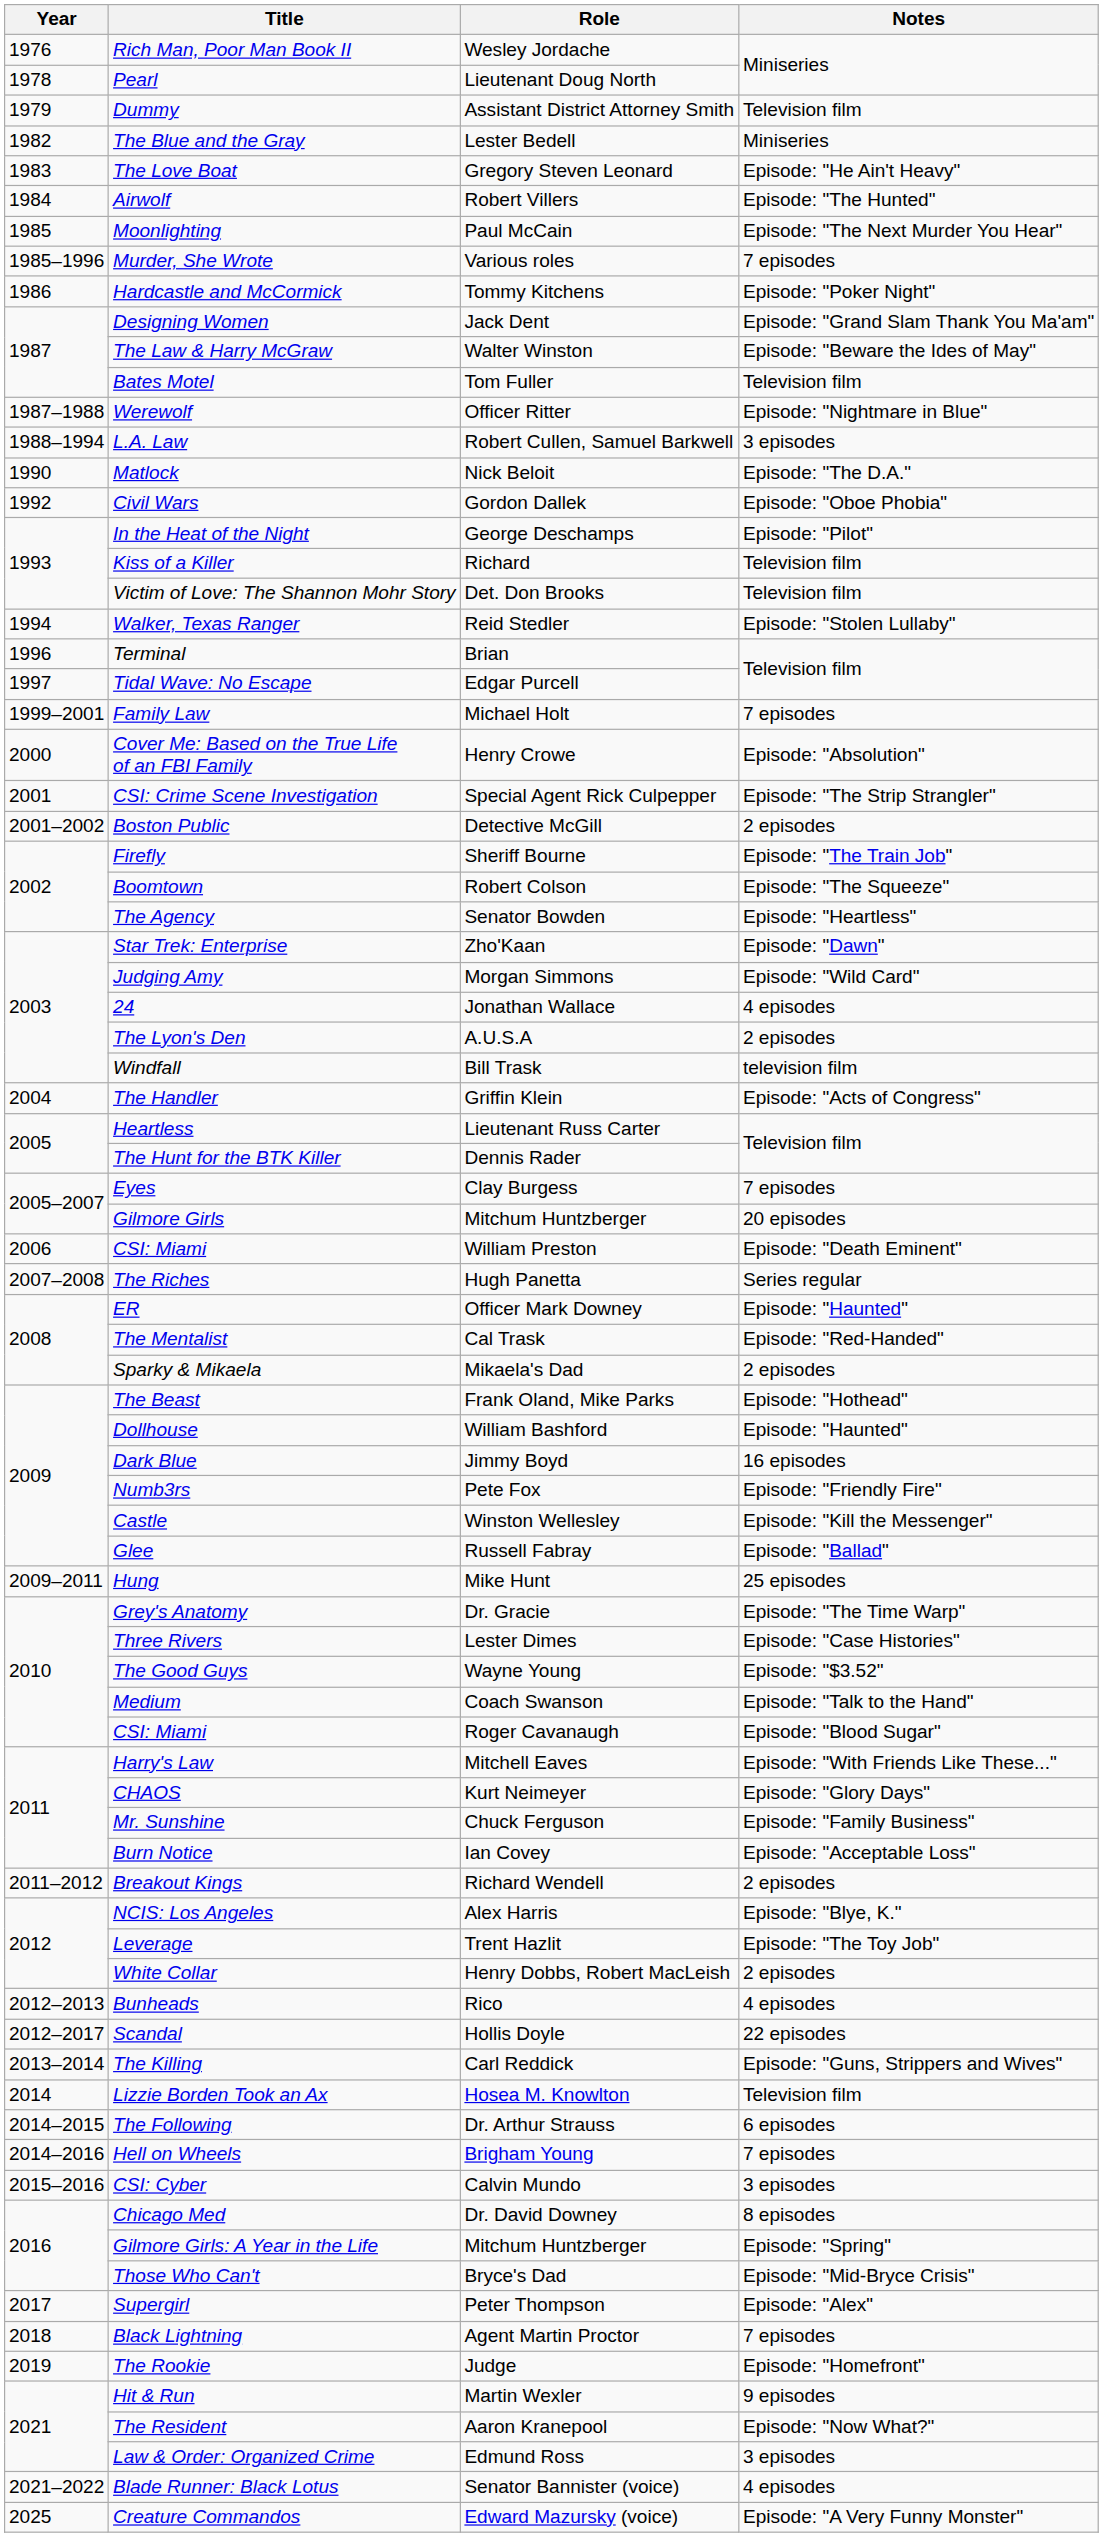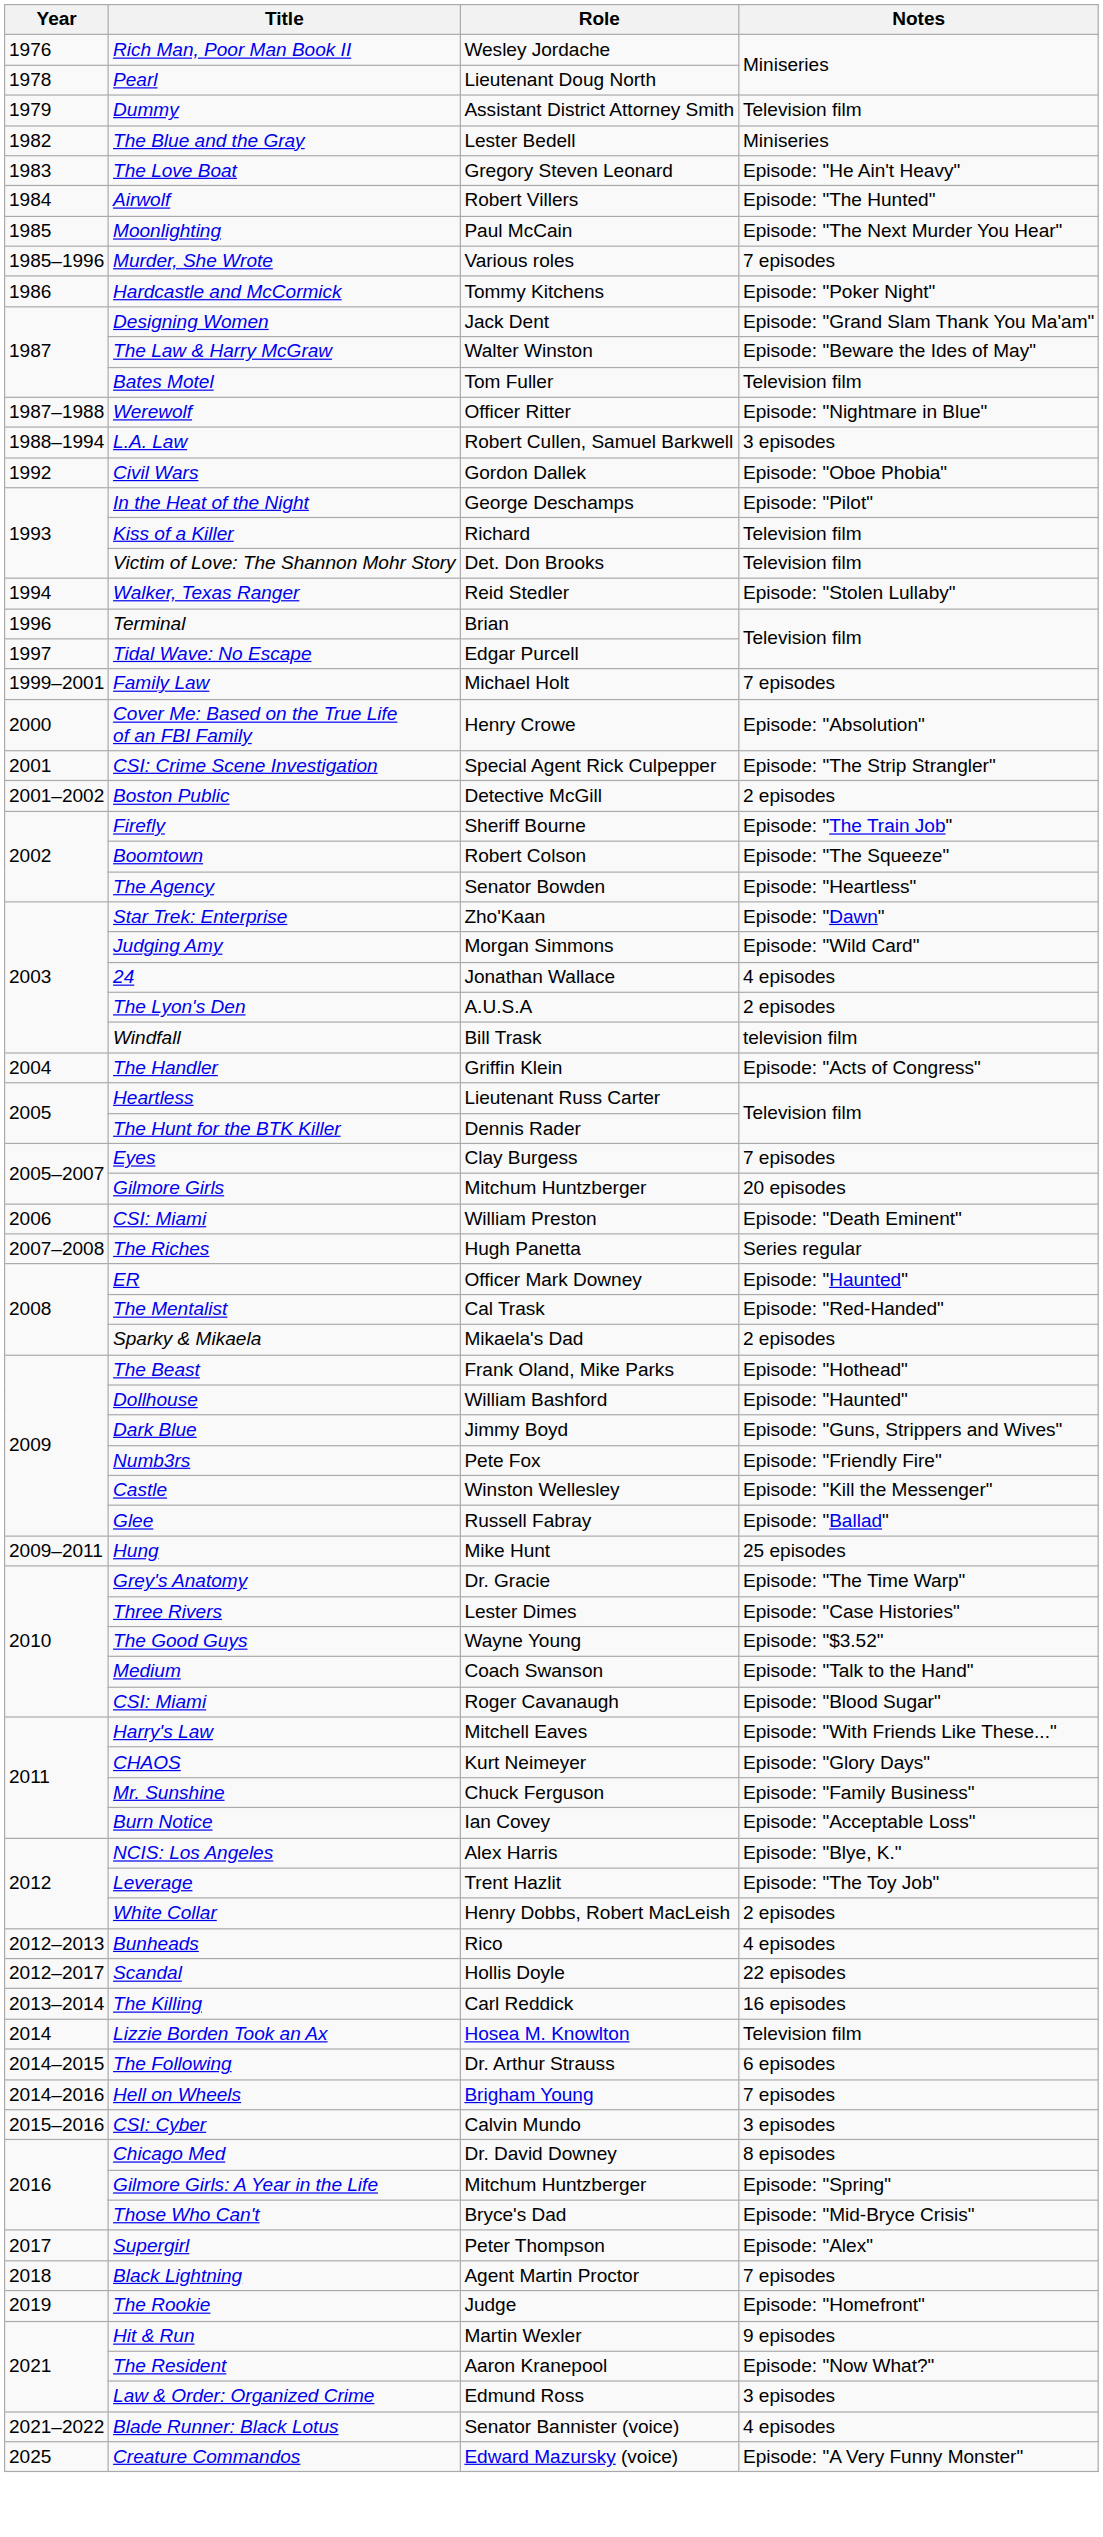- row: (146, 472)
(794, 1460) 16 episodes -> (903, 1430) Episode: "Guns, Strippers and Wives"
- row: (178, 1882)
(903, 2064) Episode: "Guns, Strippers and Wives" -> (794, 2003) 16 episodes
